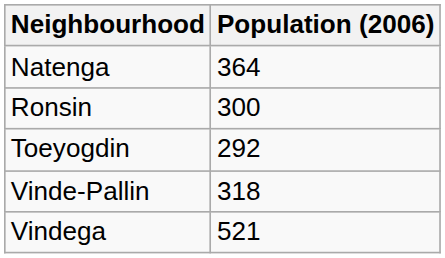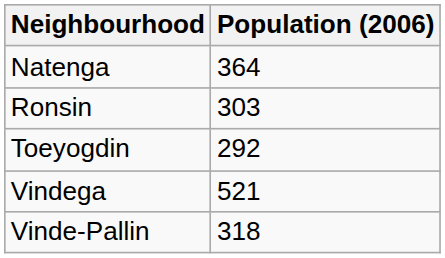(239, 107) 300 -> (239, 107) 303
rows swapped: (58, 231) <-> (80, 190)
